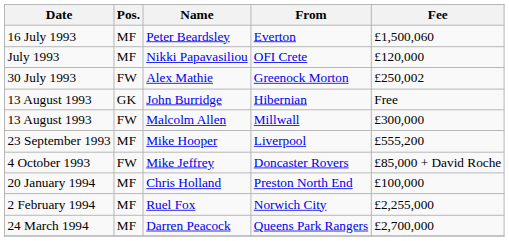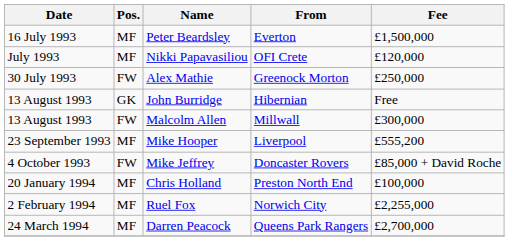(404, 36) £1,500,060 -> (404, 36) £1,500,000
(399, 78) £250,002 -> (399, 78) £250,000
